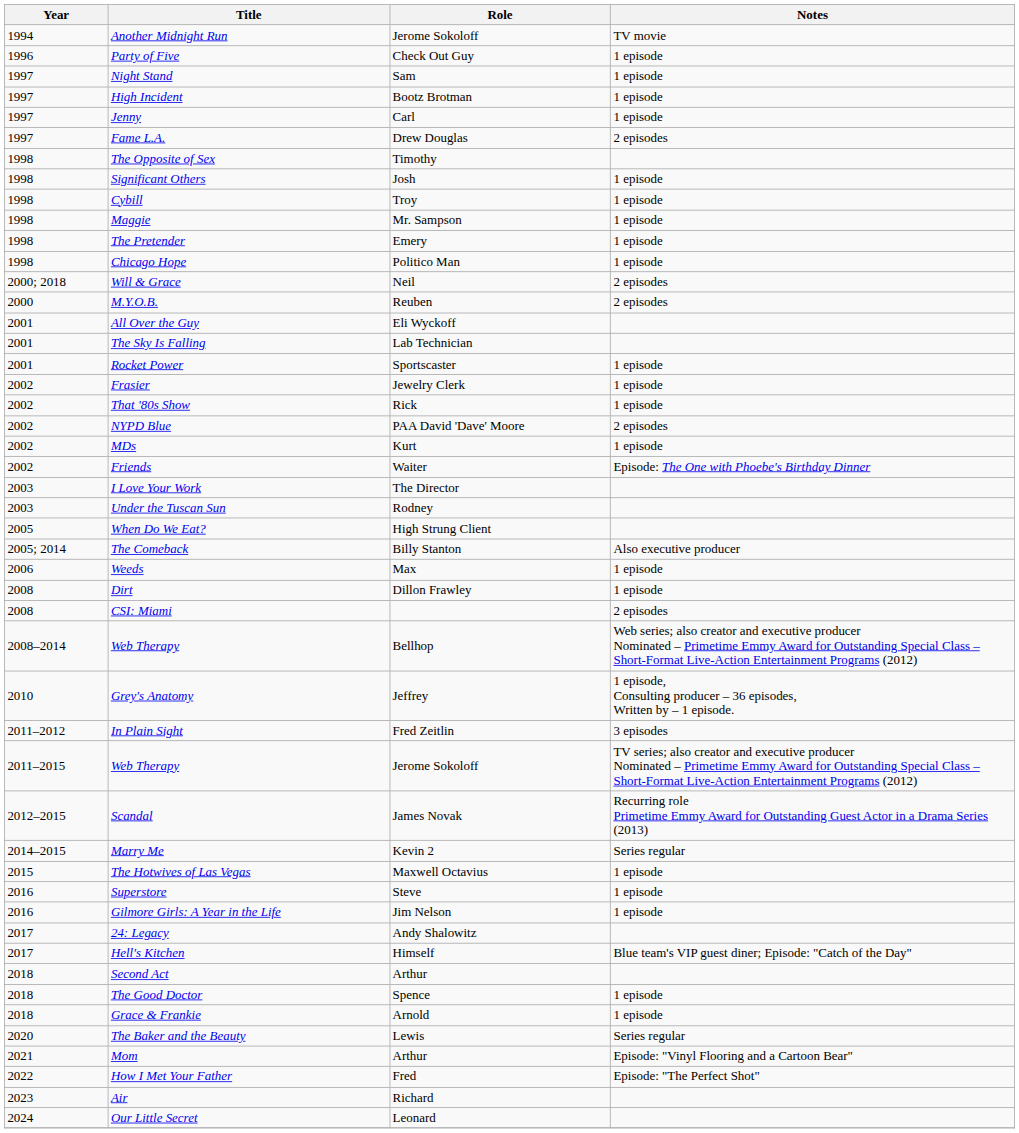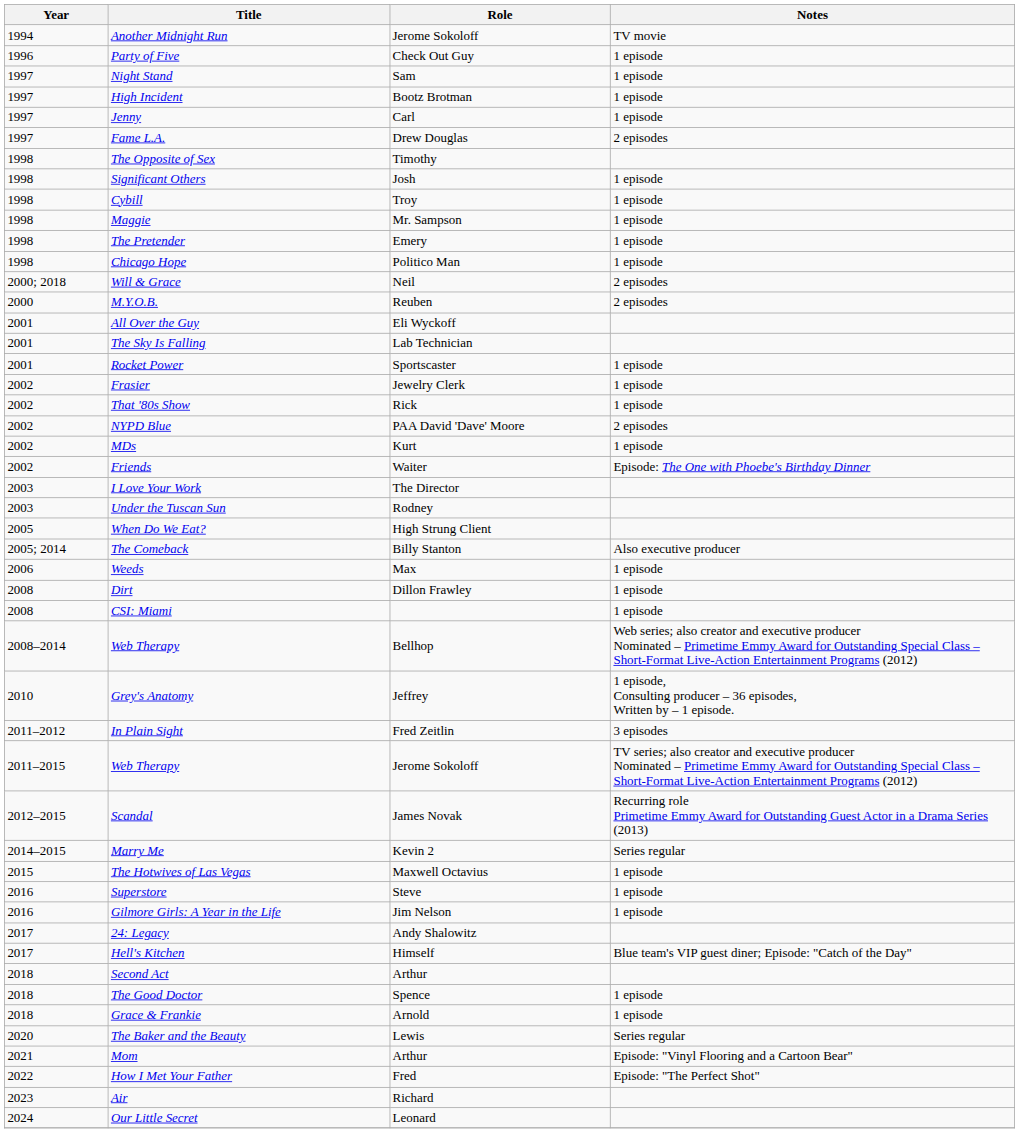(641, 610) 2 episodes -> (638, 610) 1 episode
